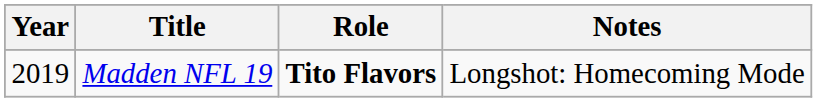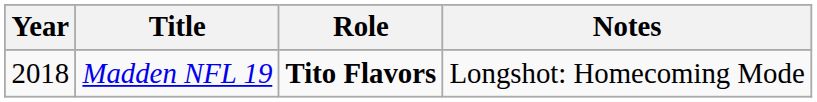(40, 73) 2019 -> (40, 73) 2018
